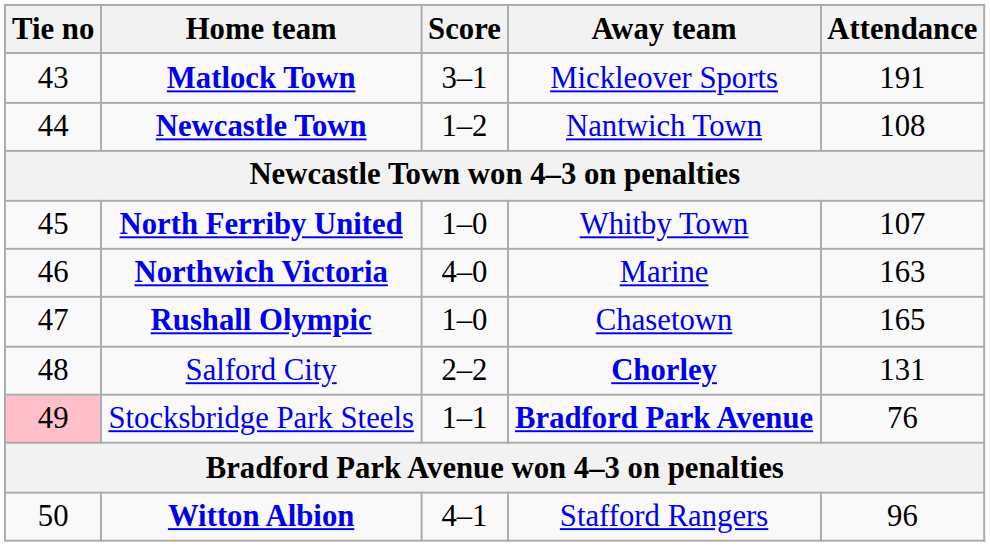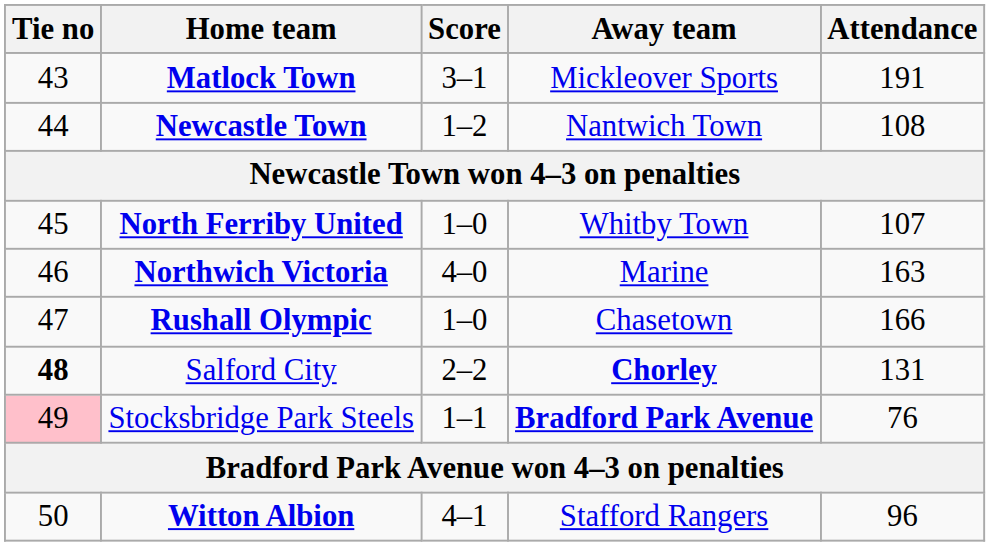(902, 321) 165 -> (902, 321) 166
(53, 369) normal -> (53, 369) bold
